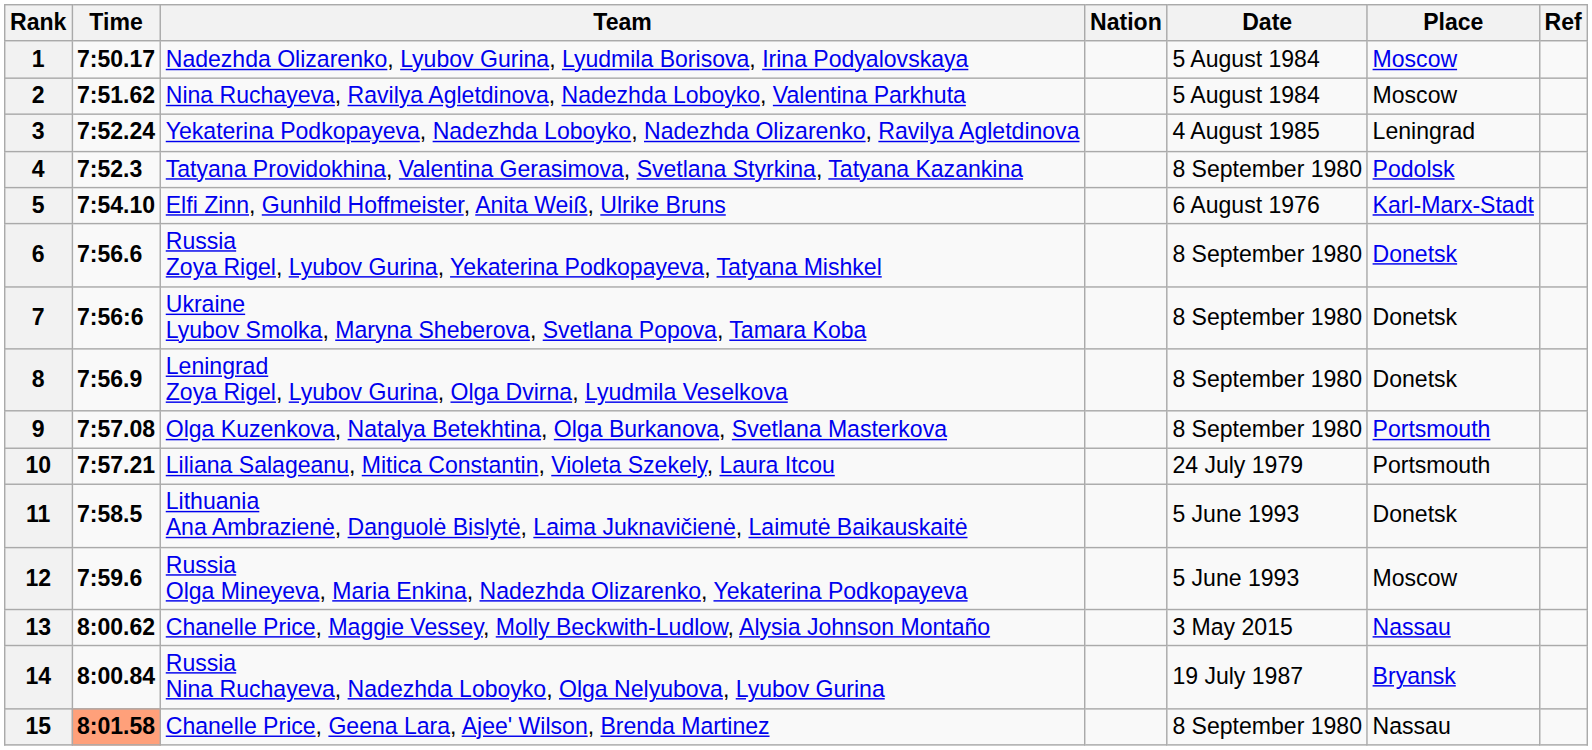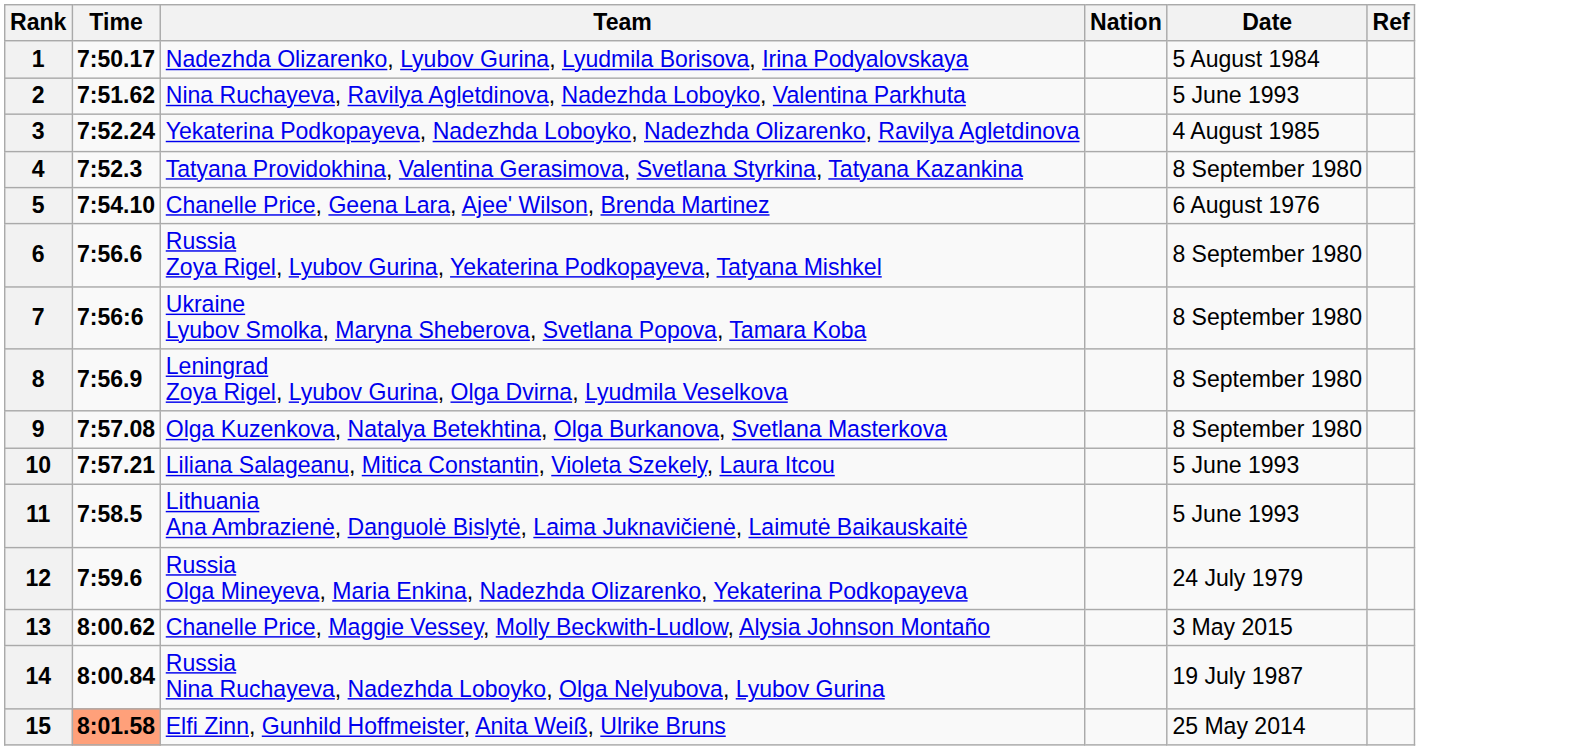- column: (1453, 22)
(1246, 95) 5 August 1984 -> (1236, 95) 5 June 1993
(446, 205) Elfi Zinn, Gunhild Hoffmeister, Anita Weiß, Ulrike Bruns -> (468, 205) Chanelle Price, Geena Lara, Ajee' Wilson, Brenda Martinez
(1238, 465) 24 July 1979 -> (1236, 465) 5 June 1993
(1236, 577) 5 June 1993 -> (1238, 577) 24 July 1979
(468, 726) Chanelle Price, Geena Lara, Ajee' Wilson, Brenda Martinez -> (446, 726) Elfi Zinn, Gunhild Hoffmeister, Anita Weiß, Ulrike Bruns
(1267, 726) 8 September 1980 -> (1239, 726) 25 May 2014
